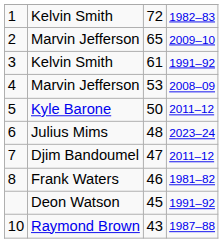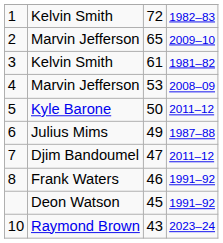(192, 63) 1991–92 -> (192, 63) 1981–82
(155, 132) 48 -> (155, 132) 49
(192, 133) 2023–24 -> (192, 133) 1987–88
(192, 180) 1981–82 -> (192, 180) 1991–92
(192, 226) 1987–88 -> (192, 226) 2023–24
